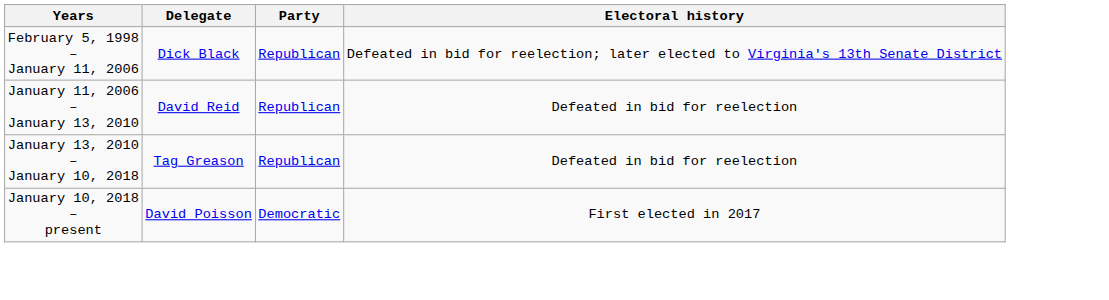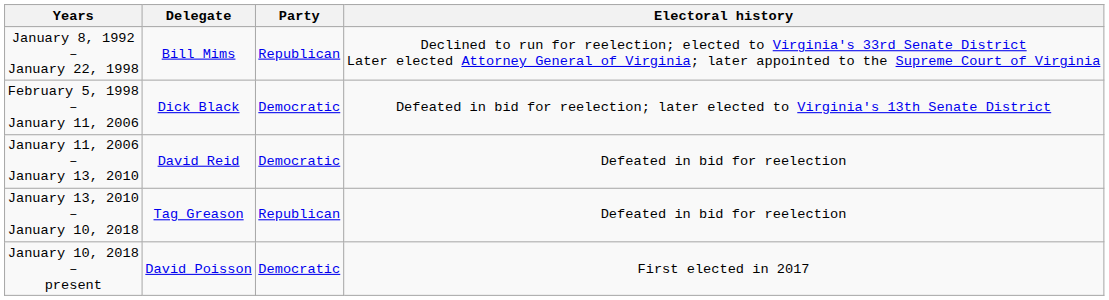+ row: (73, 54)
(299, 54) Republican -> (299, 107) Democratic
(299, 107) Republican -> (299, 161) Democratic
